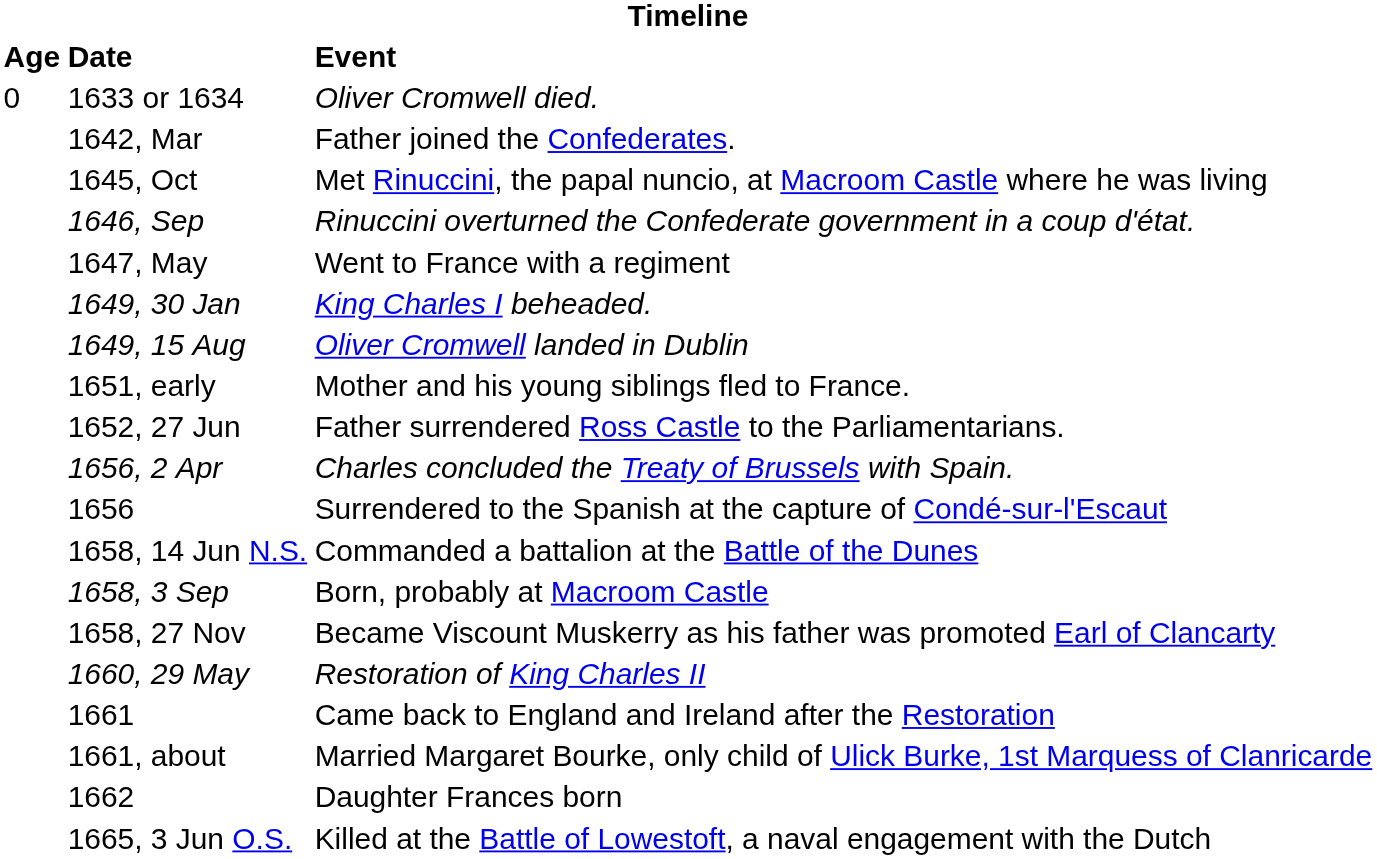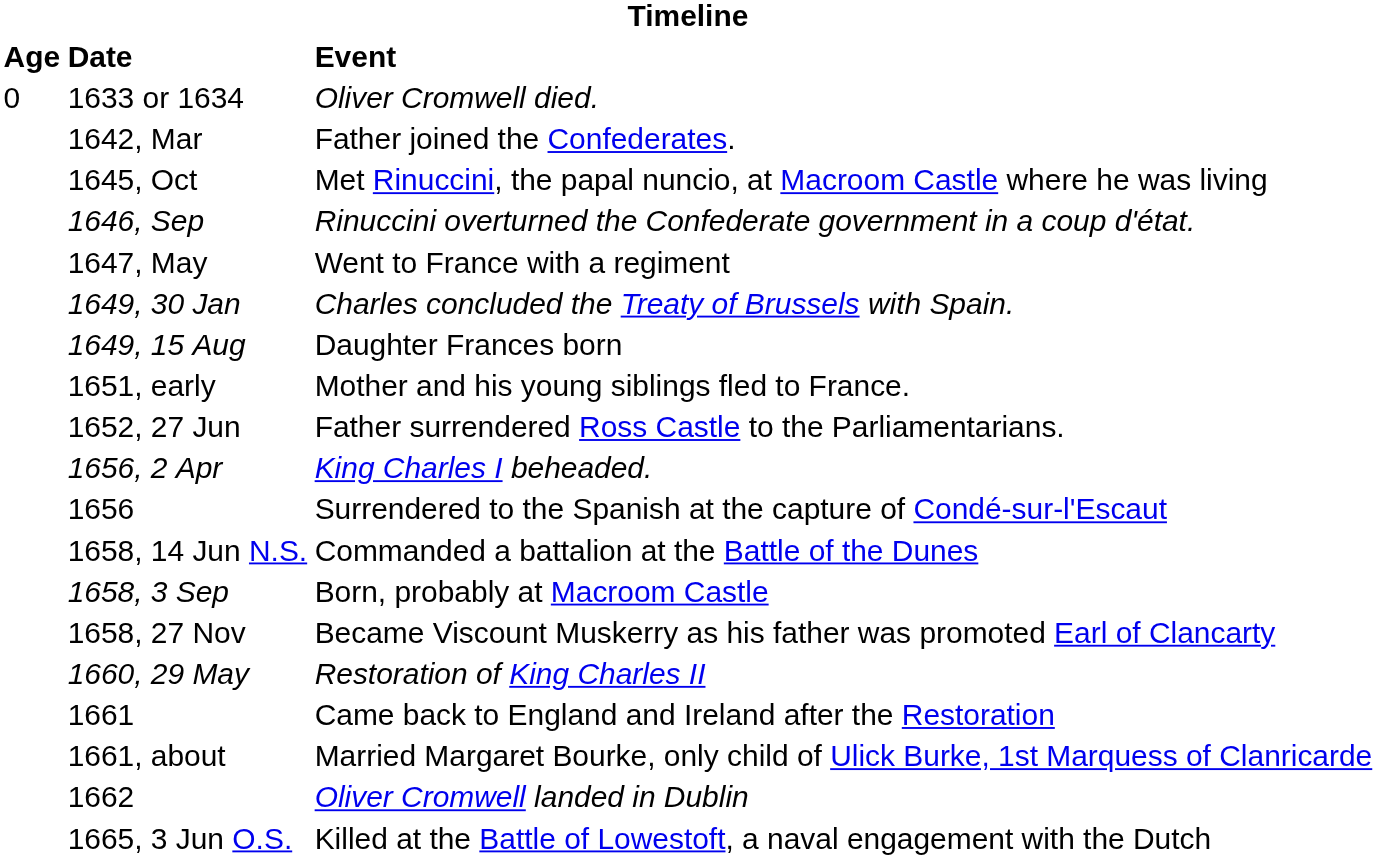(483, 303) King Charles I beheaded. -> (664, 303) Charles concluded the Treaty of Brussels with Spain.
(532, 345) Oliver Cromwell landed in Dublin -> (468, 345) Daughter Frances born
(664, 468) Charles concluded the Treaty of Brussels with Spain. -> (483, 468) King Charles I beheaded.
(468, 797) Daughter Frances born -> (532, 797) Oliver Cromwell landed in Dublin
